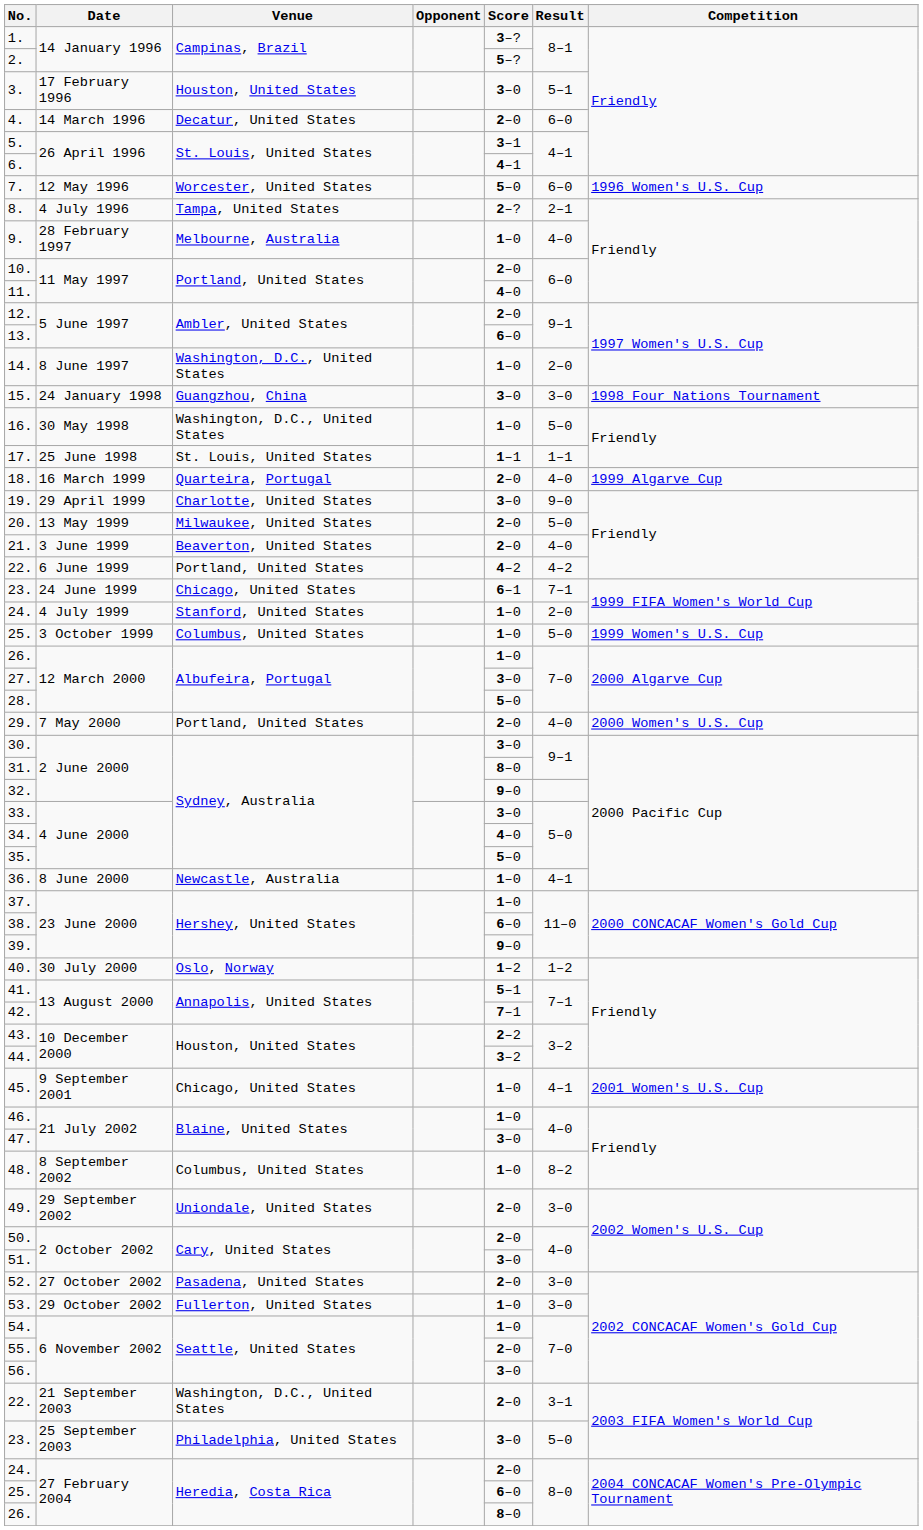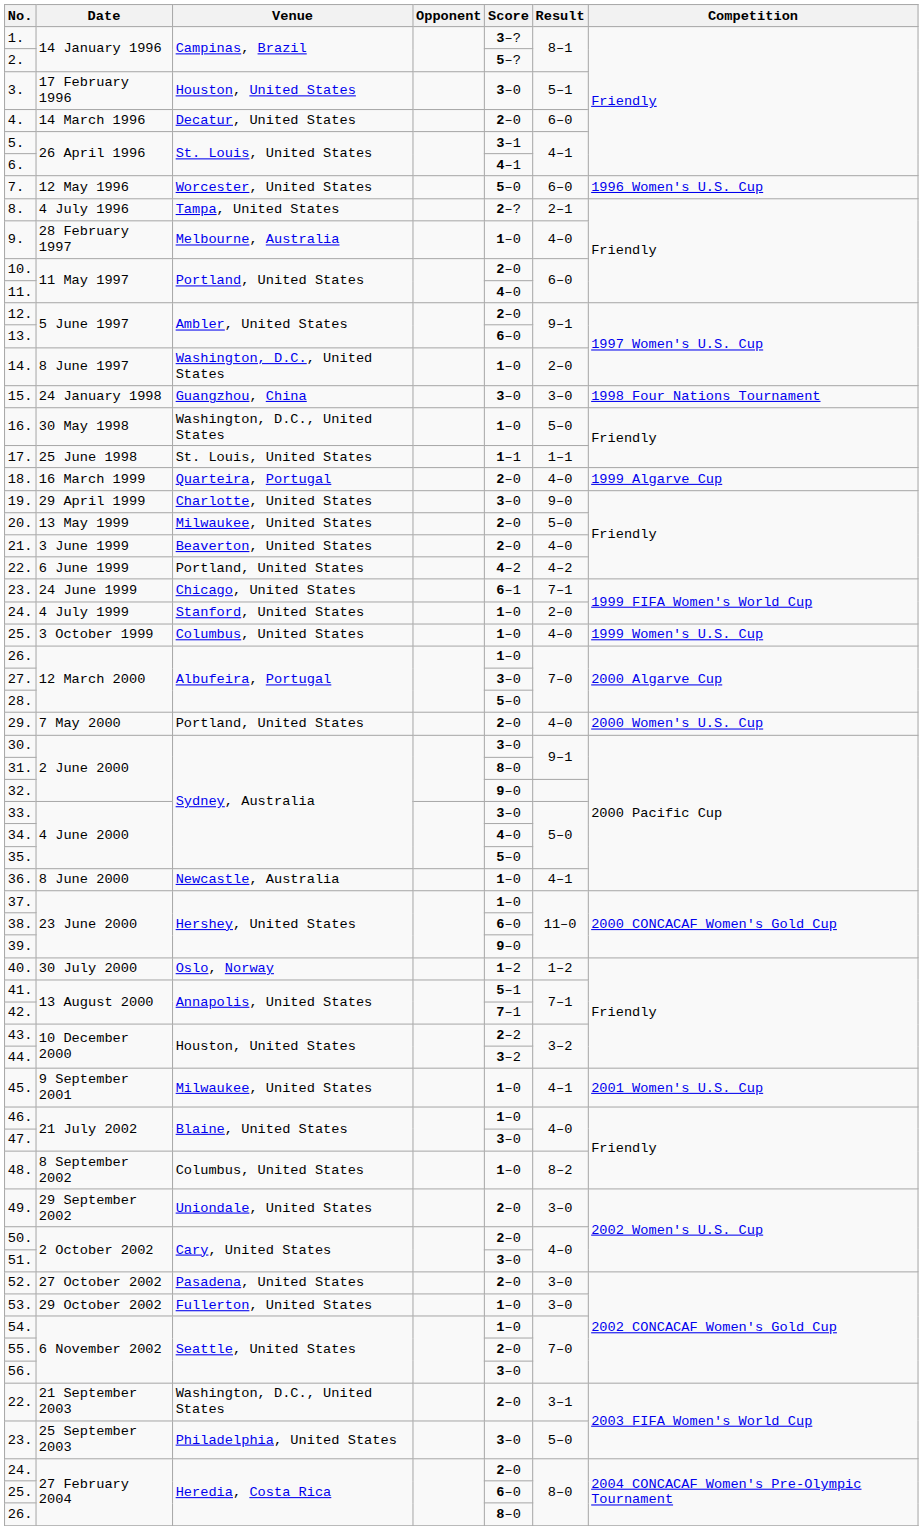(560, 635) 5–0 -> (560, 635) 4–0
(266, 1088) Chicago, United States -> (274, 1088) Milwaukee, United States
